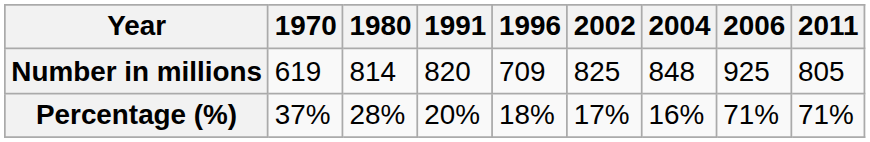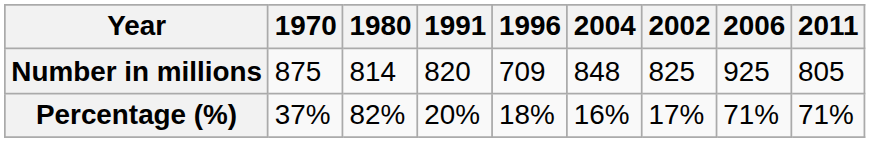columns swapped: (605, 26) <-> (680, 26)
(298, 70) 619 -> (298, 70) 875
(377, 114) 28% -> (377, 114) 82%
